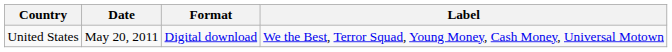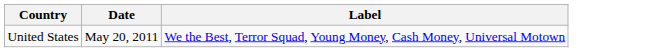- column: (211, 15)
